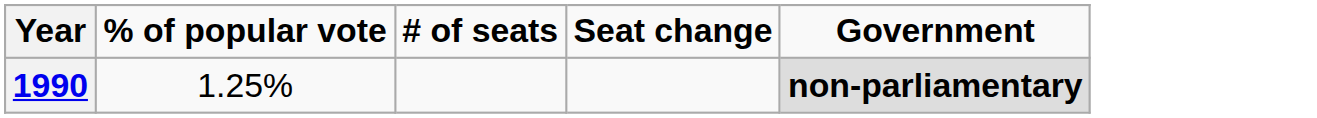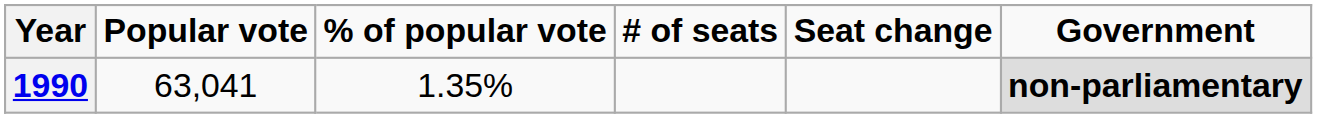+ column: (206, 31)
(245, 84) 1.25% -> (465, 84) 1.35%
